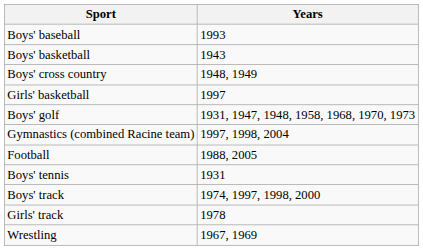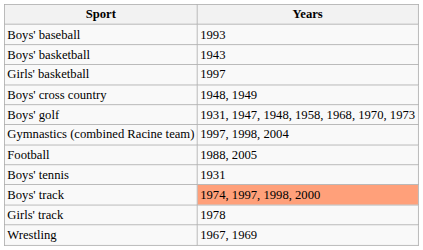rows swapped: (48, 94) <-> (57, 74)
(260, 194) no background -> (260, 194) lightsalmon background
